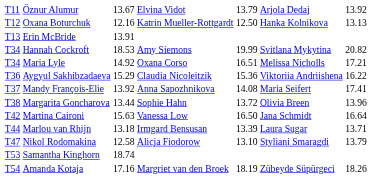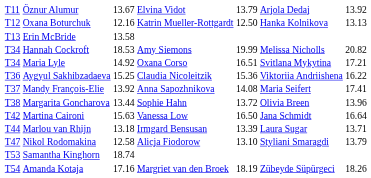(124, 36) 13.91 -> (124, 36) 13.58
(296, 50) Svitlana Mykytina -> (292, 50) Melissa Nicholls
(292, 63) Melissa Nicholls -> (296, 63) Svitlana Mykytina
(124, 76) 15.29 -> (124, 76) 15.25
